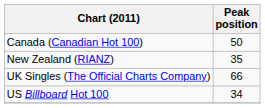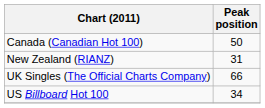(237, 59) 35 -> (237, 59) 31
